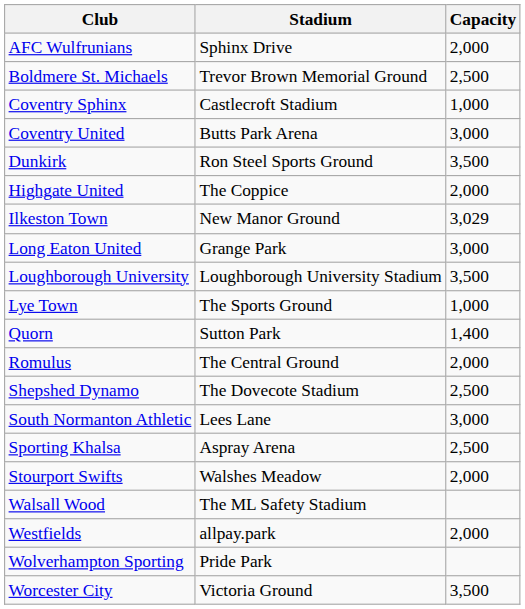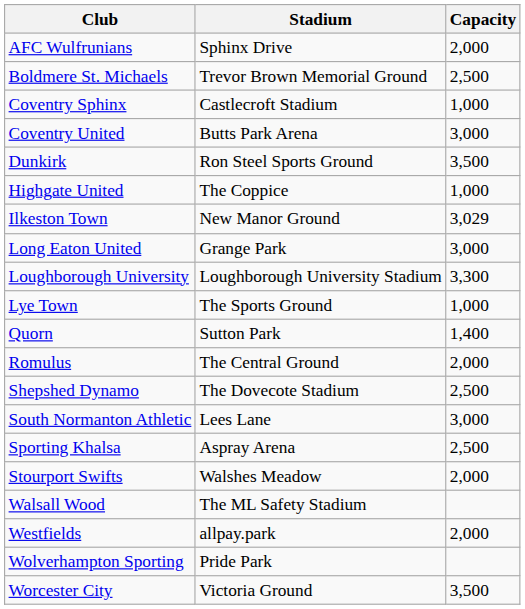(469, 190) 2,000 -> (469, 190) 1,000
(469, 276) 3,500 -> (469, 276) 3,300
